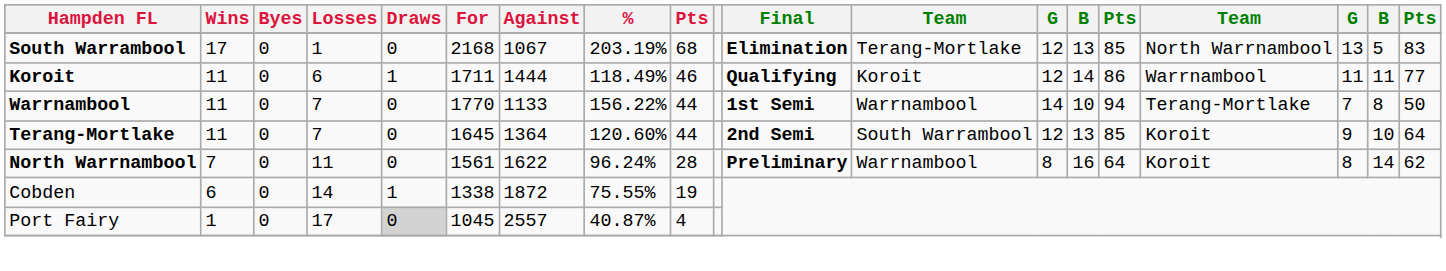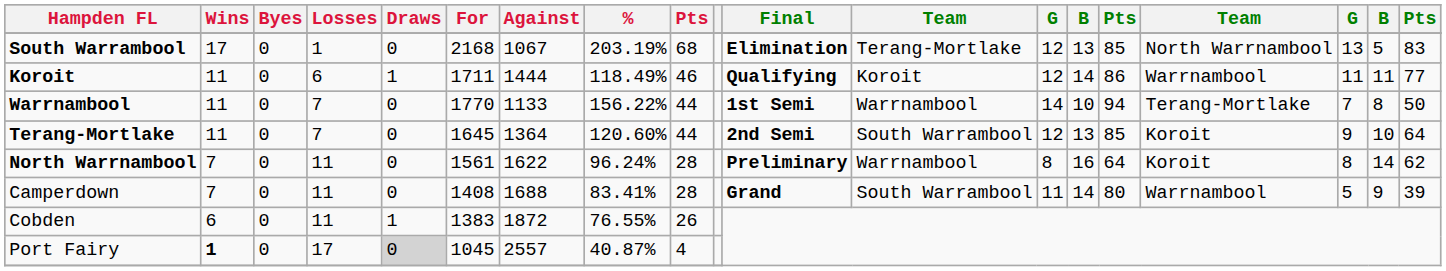+ row: (64, 193)
(322, 193) 14 -> (322, 222) 11
(472, 193) 1338 -> (472, 222) 1383
(622, 193) 75.55% -> (622, 222) 76.55%
(686, 193) 19 -> (686, 222) 26
(211, 222) normal -> (211, 250) bold
